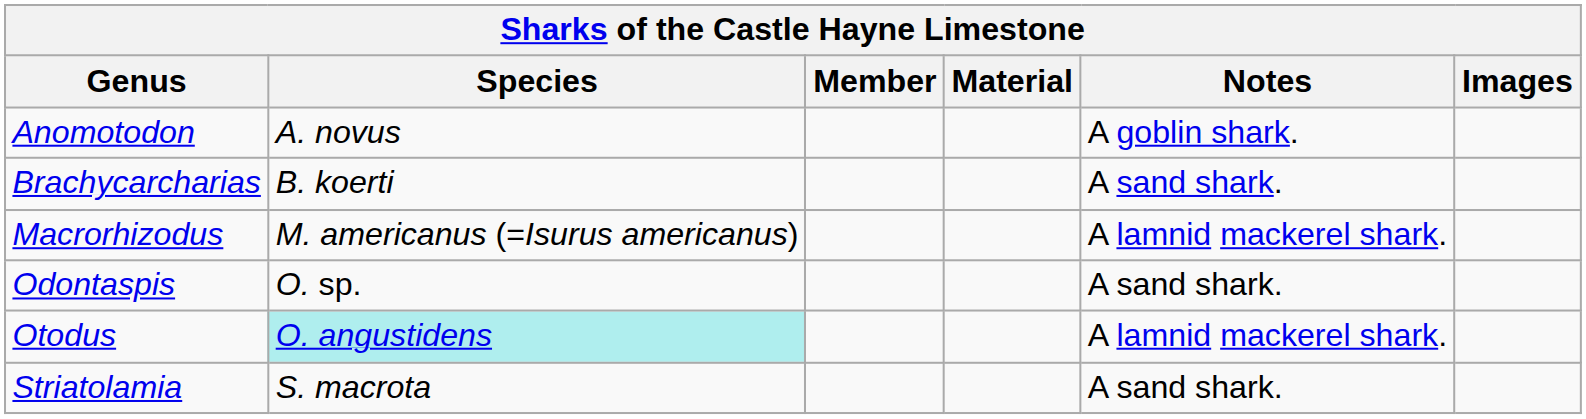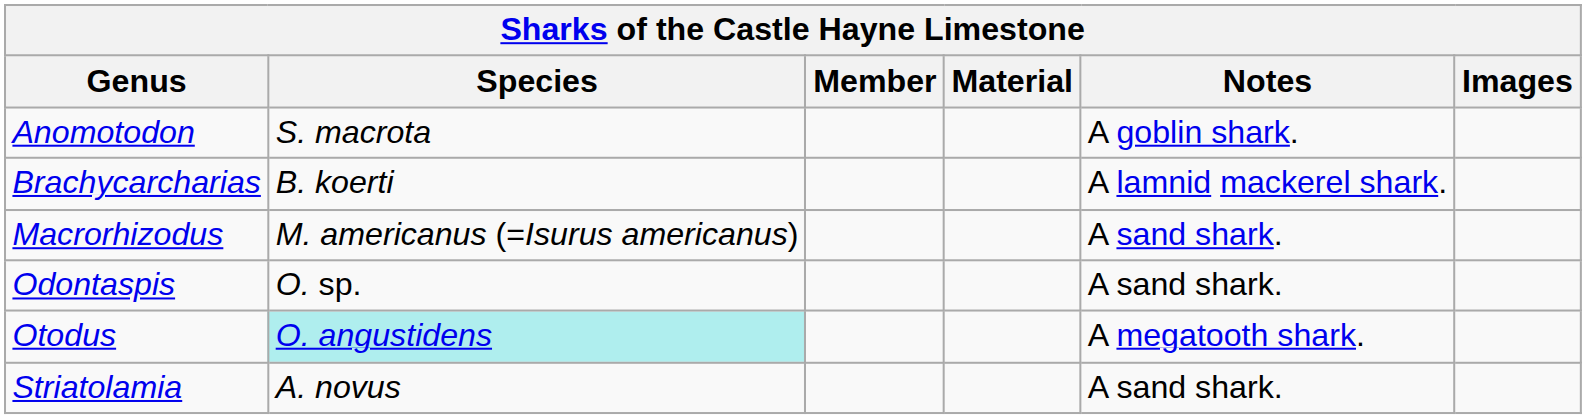(338, 132) A. novus -> (353, 132) S. macrota
(1185, 183) A sand shark. -> (1267, 183) A lamnid mackerel shark.
(1267, 234) A lamnid mackerel shark. -> (1185, 234) A sand shark.
(1267, 336) A lamnid mackerel shark. -> (1226, 336) A megatooth shark.
(353, 387) S. macrota -> (338, 387) A. novus
